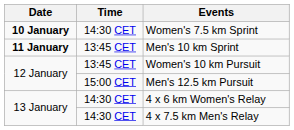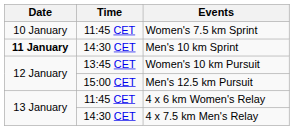(41, 30) bold -> (40, 30) normal
(110, 30) 14:30 CET -> (110, 30) 11:45 CET
(110, 47) 13:45 CET -> (110, 47) 14:30 CET
(110, 99) 14:30 CET -> (110, 99) 11:45 CET
